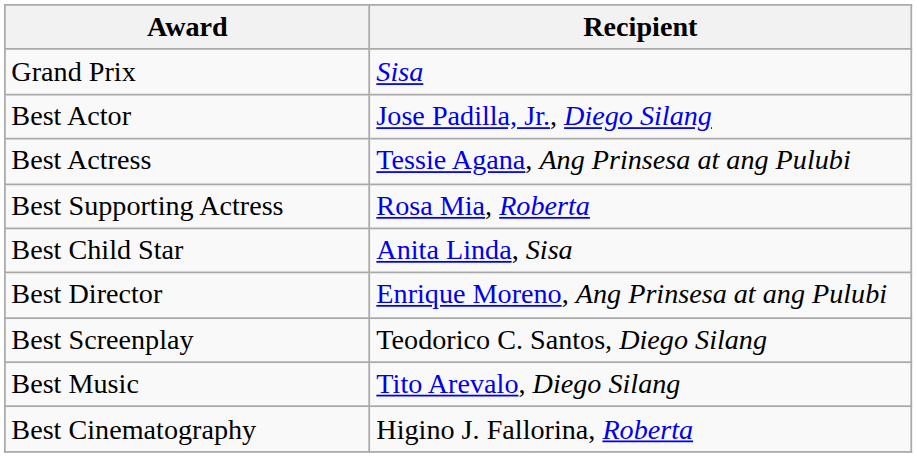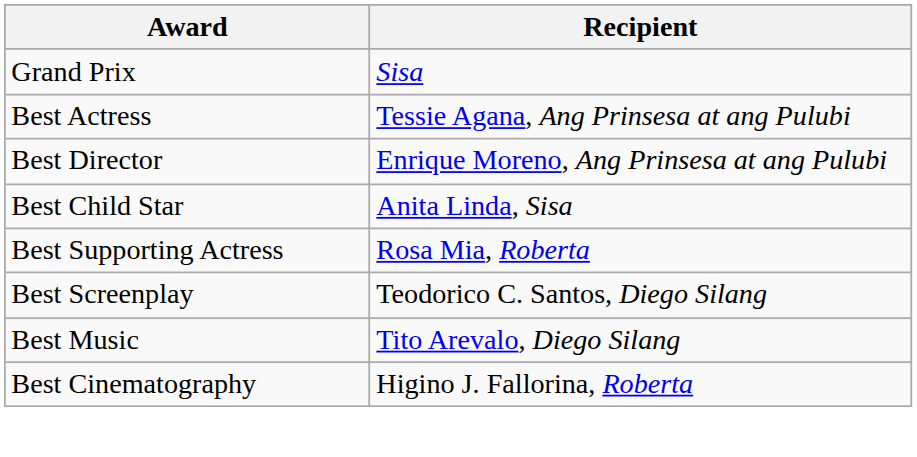- row: (71, 116)
rows swapped: (147, 205) <-> (87, 294)
